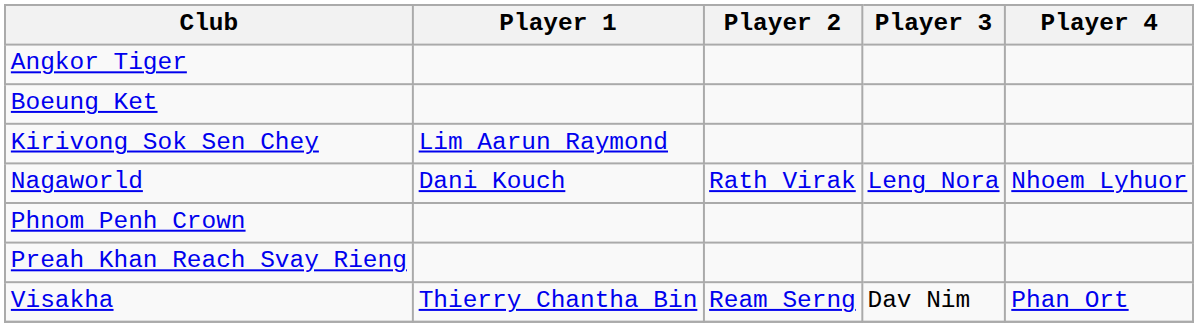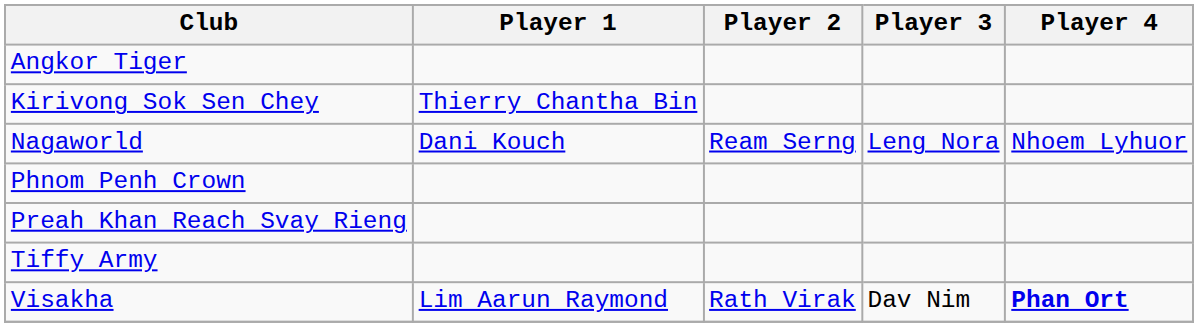- row: (84, 104)
(543, 144) Lim Aarun Raymond -> (558, 104) Thierry Chantha Bin
(782, 183) Rath Virak -> (782, 144) Ream Serng
+ row: (84, 262)
(558, 301) Thierry Chantha Bin -> (543, 301) Lim Aarun Raymond
(782, 301) Ream Serng -> (782, 301) Rath Virak
(1070, 301) normal -> (1070, 301) bold
